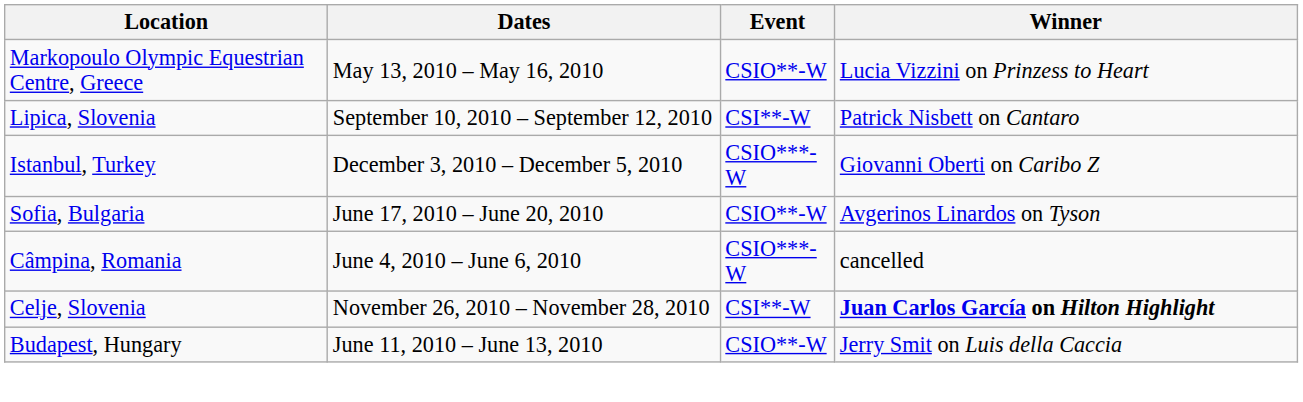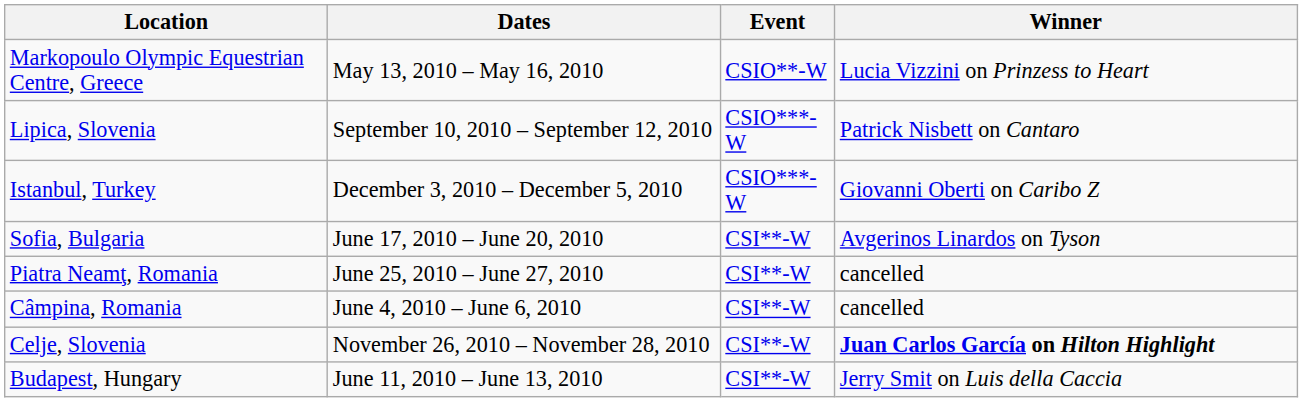(768, 117) CSI**-W -> (771, 130) CSIO***-W
(776, 213) CSIO**-W -> (768, 238) CSI**-W
+ row: (114, 273)
(771, 261) CSIO***-W -> (768, 308) CSI**-W
(776, 344) CSIO**-W -> (768, 379) CSI**-W
